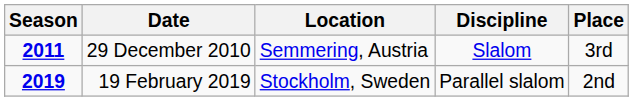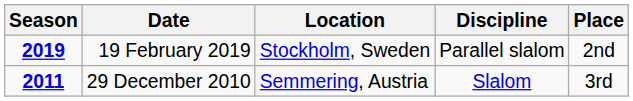rows swapped: (169, 51) <-> (175, 81)
